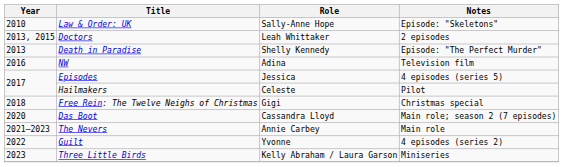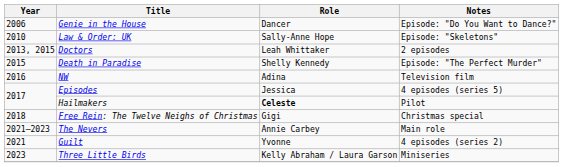+ row: (102, 24)
(16, 50) 2013 -> (16, 63) 2015
(278, 90) normal -> (278, 103) bold
- row: (78, 116)
(16, 142) 2022 -> (16, 142) 2021
